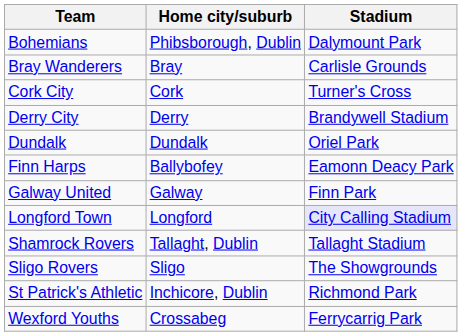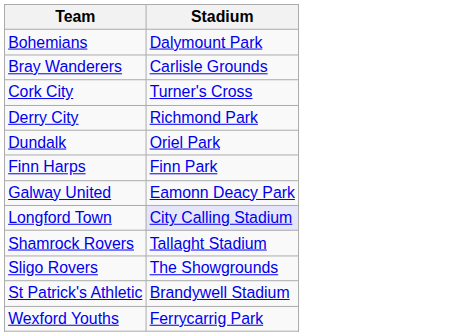- column: (225, 17)
(378, 117) Brandywell Stadium -> (204, 117) Richmond Park
(381, 167) Eamonn Deacy Park -> (184, 167) Finn Park
(342, 192) Finn Park -> (222, 192) Eamonn Deacy Park
(363, 293) Richmond Park -> (220, 293) Brandywell Stadium
